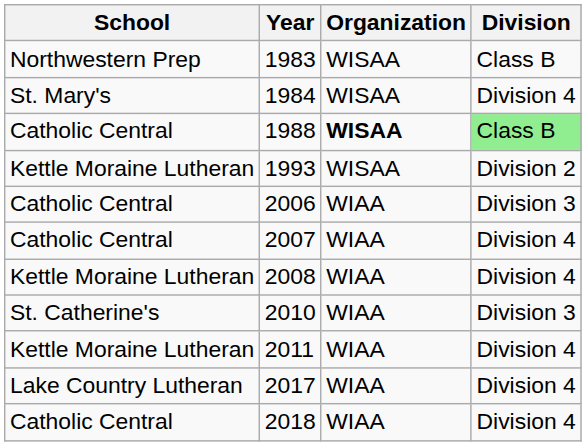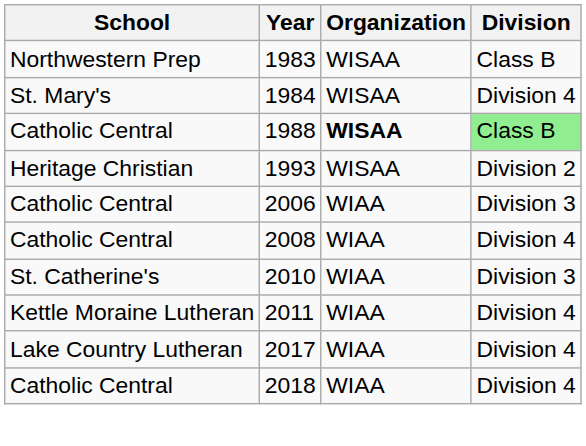(132, 167) Kettle Moraine Lutheran -> (102, 167) Heritage Christian
- row: (290, 240)
(132, 276) Kettle Moraine Lutheran -> (91, 240) Catholic Central
